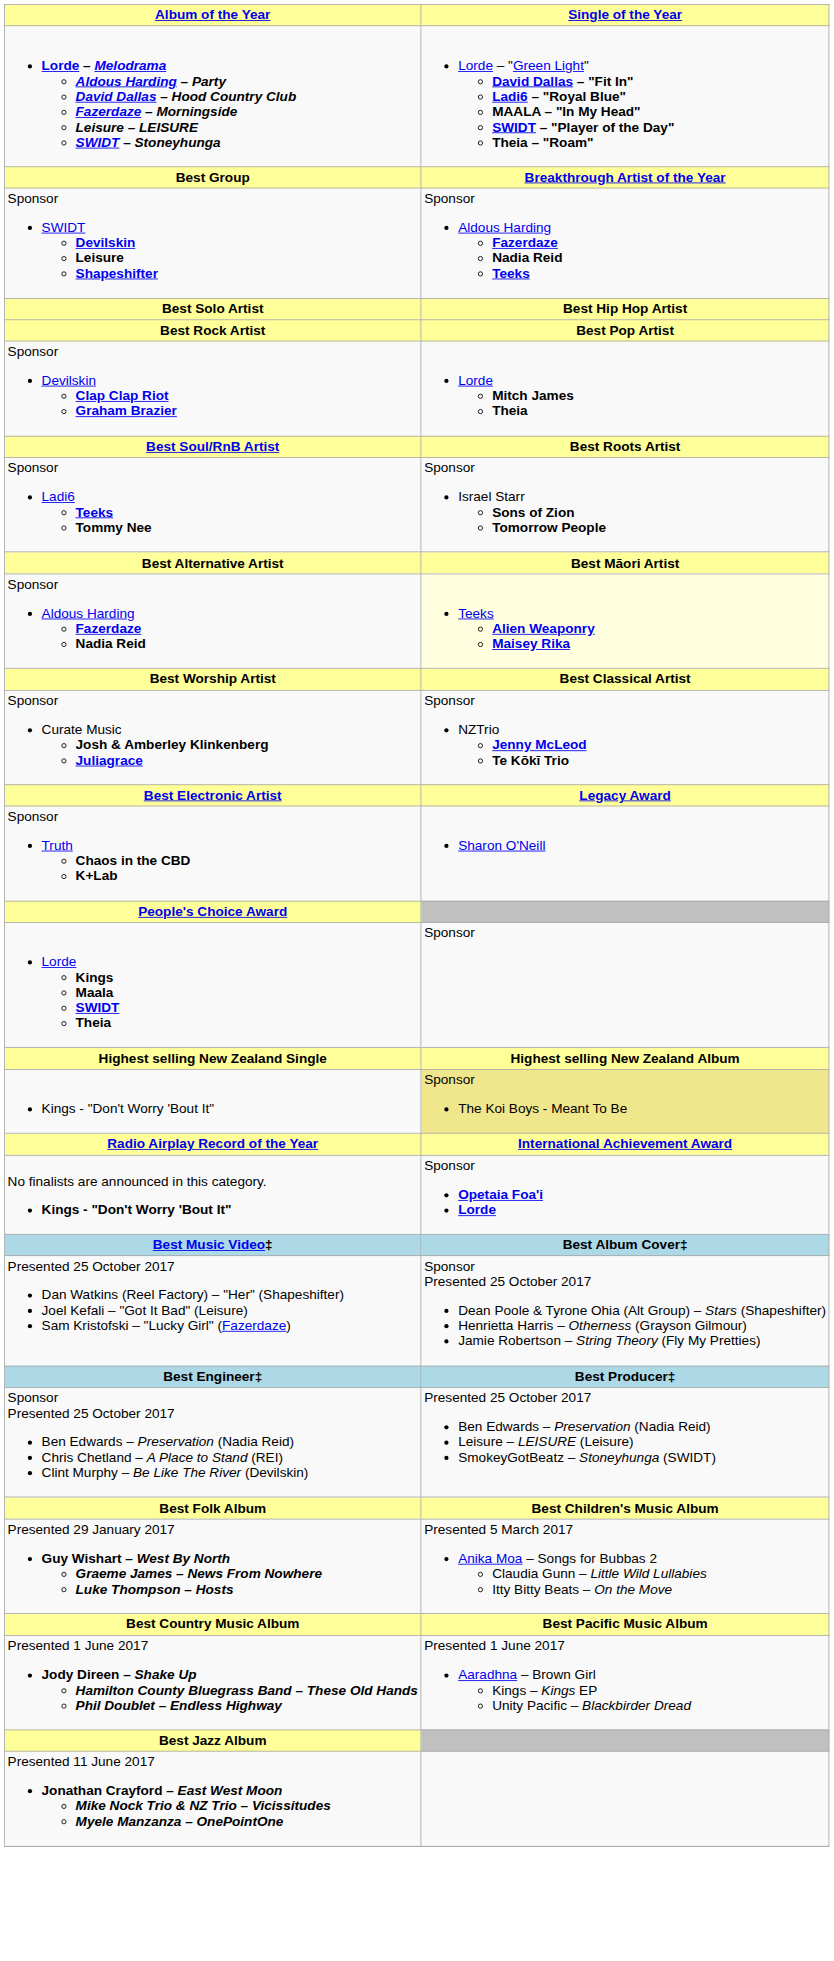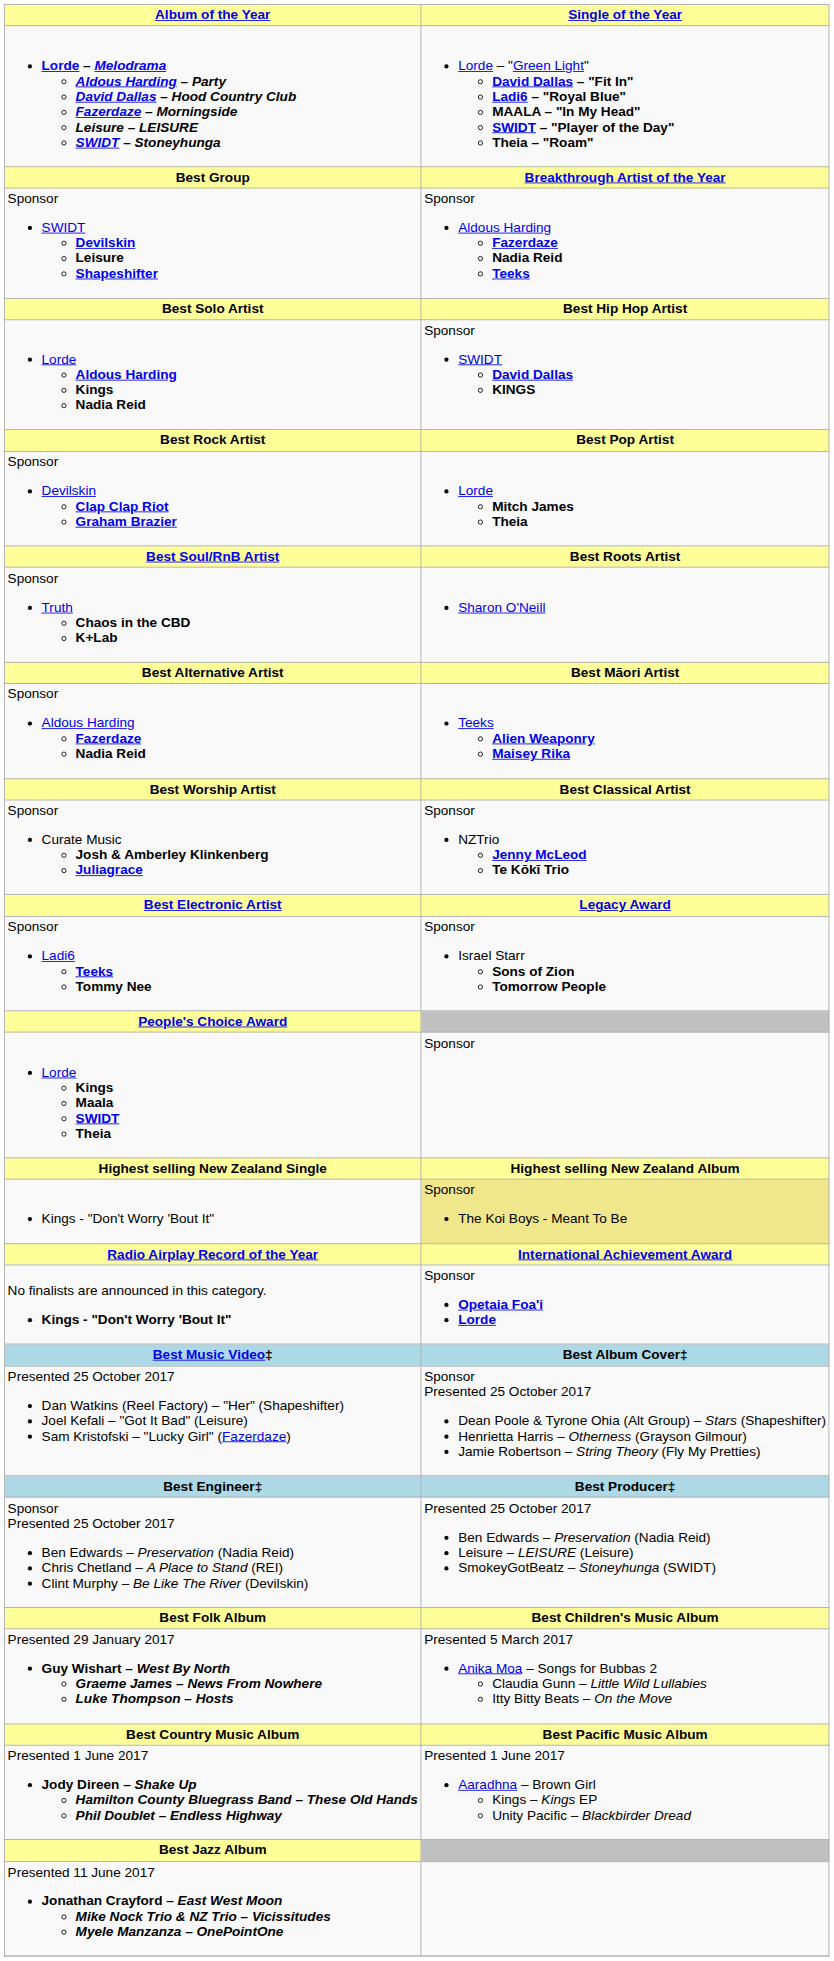+ row: (213, 382)
rows swapped: (213, 498) <-> (213, 847)
(625, 629) lightyellow background -> (625, 739) no background
